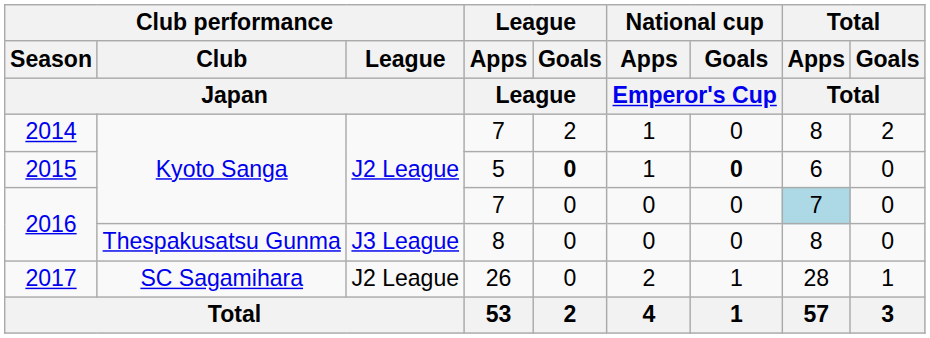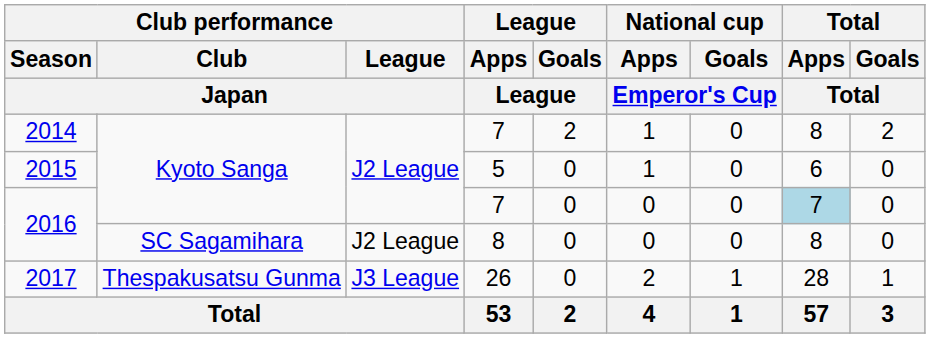(570, 168) bold -> (570, 168) normal
(736, 168) bold -> (736, 168) normal
(222, 242) Thespakusatsu Gunma -> (222, 242) SC Sagamihara
(405, 242) J3 League -> (405, 242) J2 League
(222, 278) SC Sagamihara -> (222, 278) Thespakusatsu Gunma
(405, 278) J2 League -> (405, 278) J3 League
